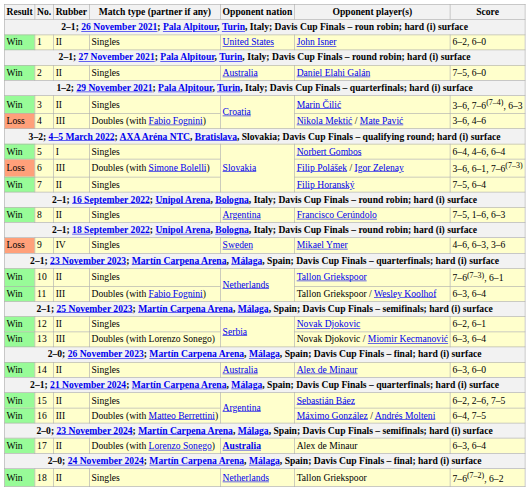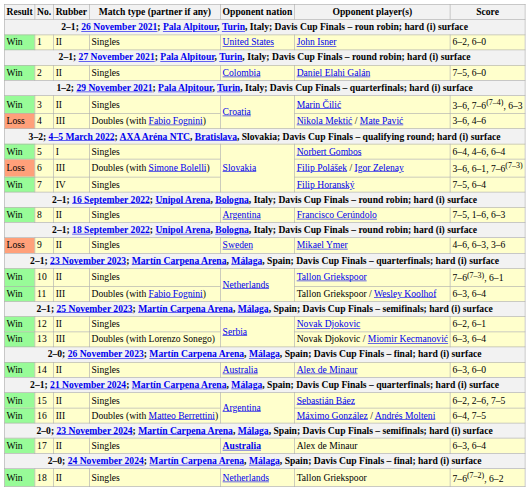(240, 73) Australia -> (242, 73) Colombia
(59, 184) II -> (61, 184) IV
(61, 245) IV -> (59, 245) II
(153, 446) Doubles (with Lorenzo Sonego) -> (106, 446) Singles
